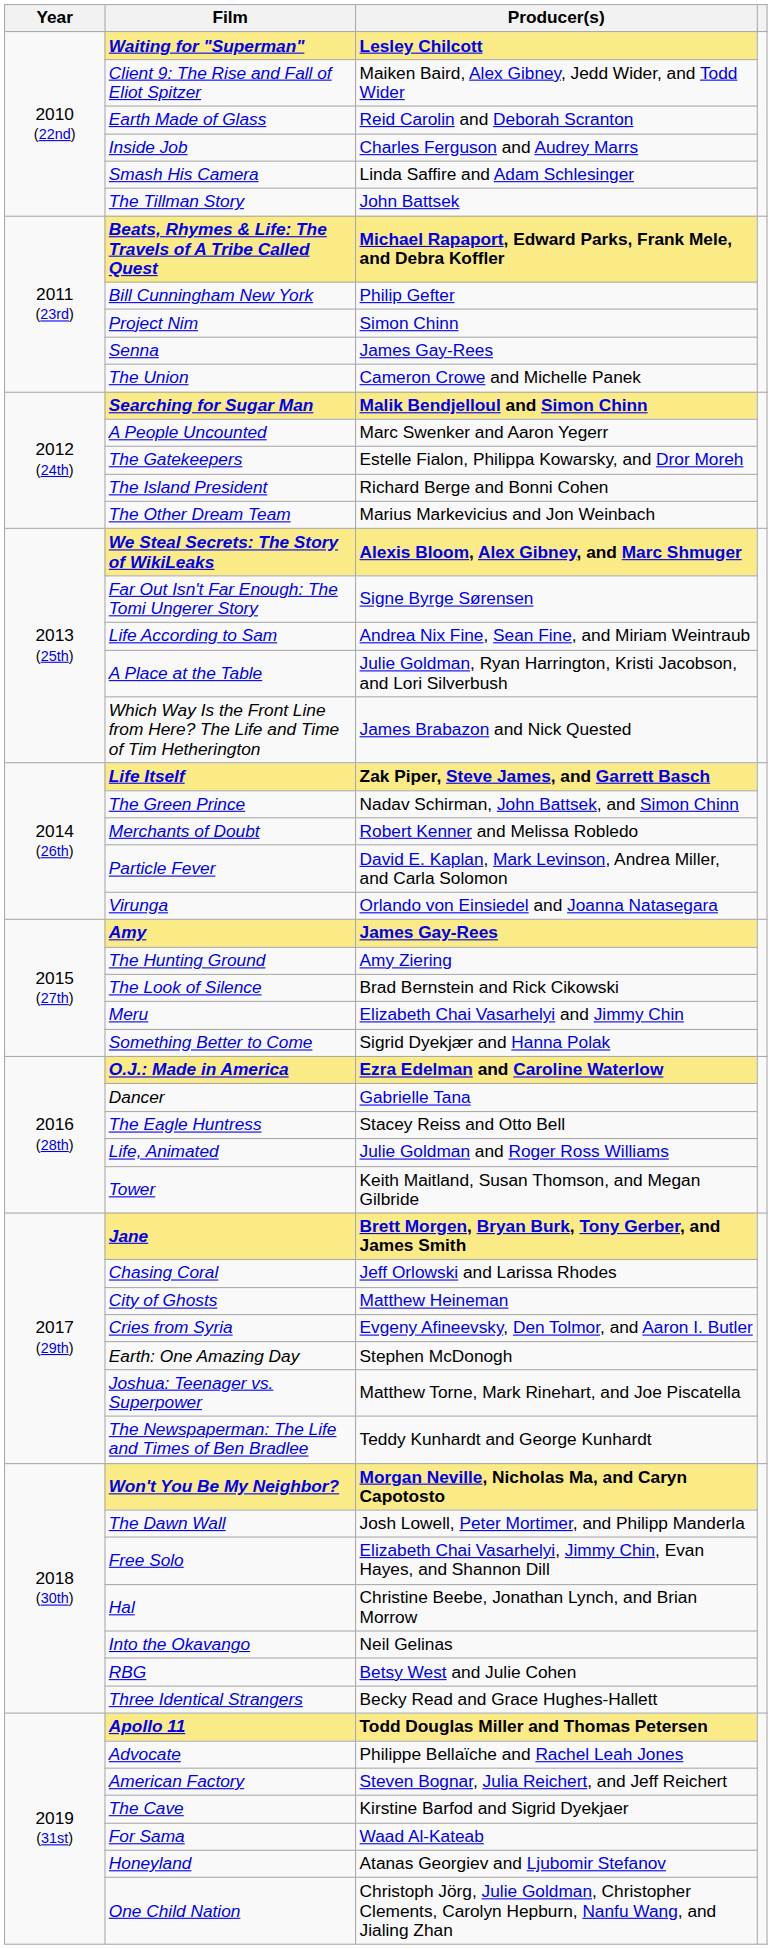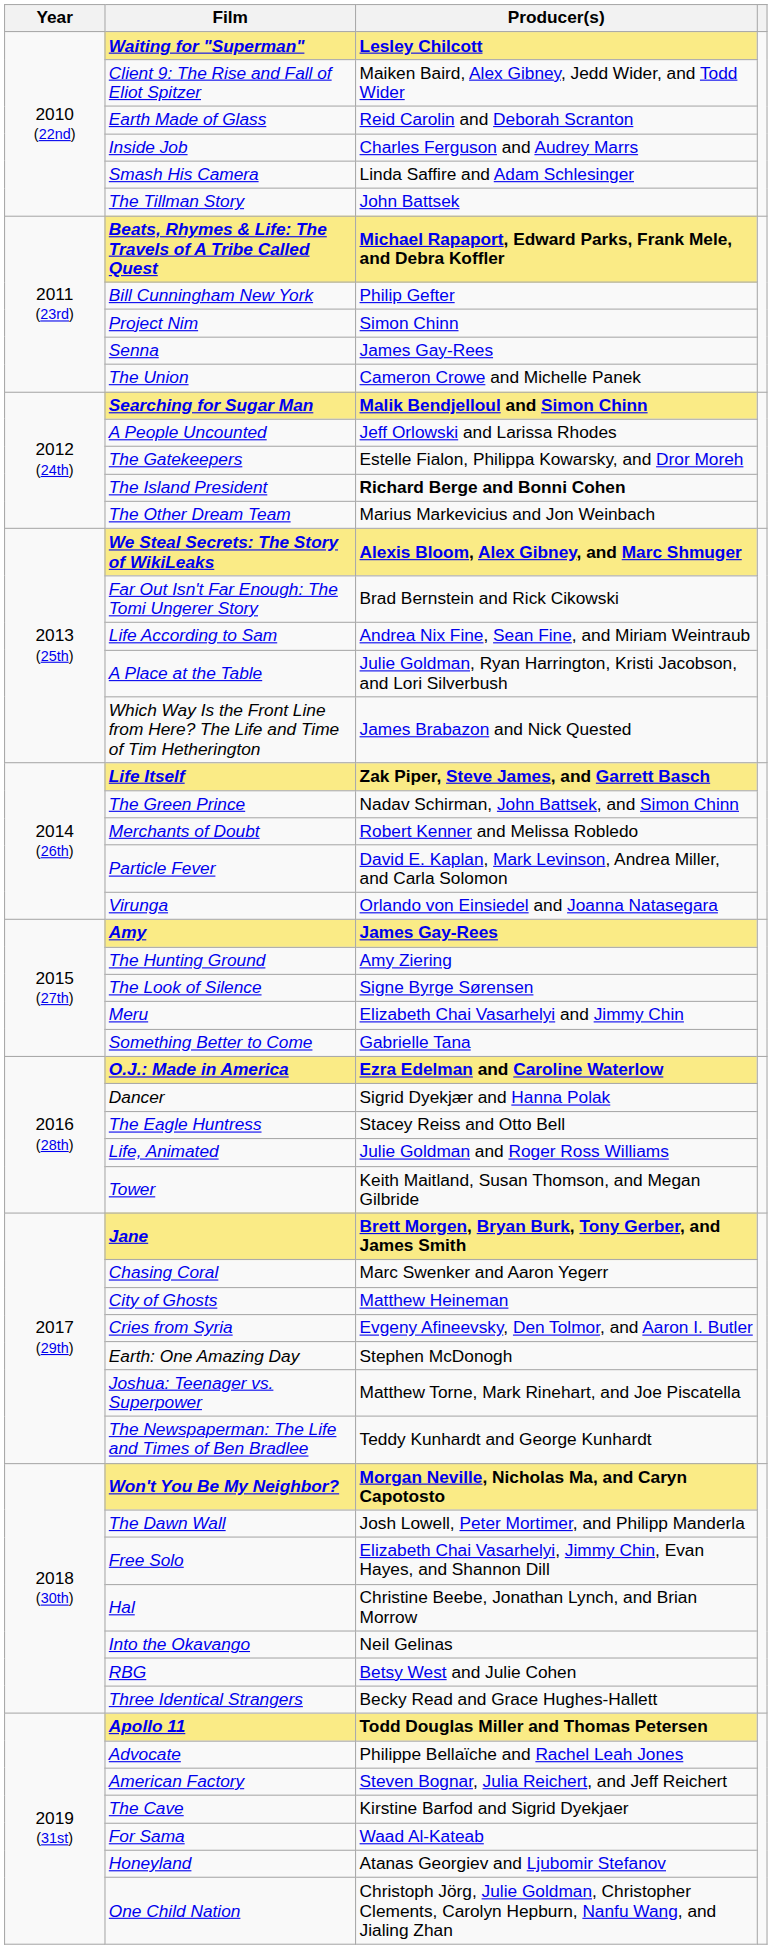(484, 432) Marc Swenker and Aaron Yegerr -> (488, 432) Jeff Orlowski and Larissa Rhodes
(484, 487) normal -> (493, 487) bold
(447, 598) Signe Byrge Sørensen -> (489, 598) Brad Bernstein and Rick Cikowski
(489, 987) Brad Bernstein and Rick Cikowski -> (447, 987) Signe Byrge Sørensen
(485, 1042) Sigrid Dyekjær and Hanna Polak -> (415, 1042) Gabrielle Tana
(415, 1097) Gabrielle Tana -> (485, 1097) Sigrid Dyekjær and Hanna Polak
(488, 1273) Jeff Orlowski and Larissa Rhodes -> (484, 1273) Marc Swenker and Aaron Yegerr
